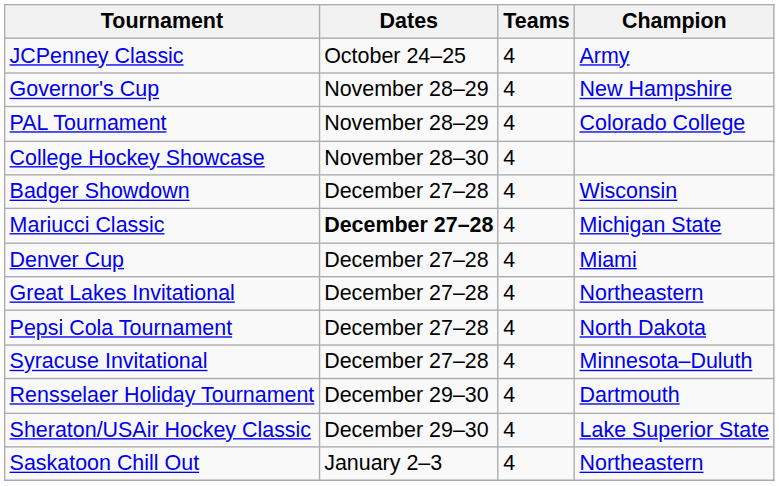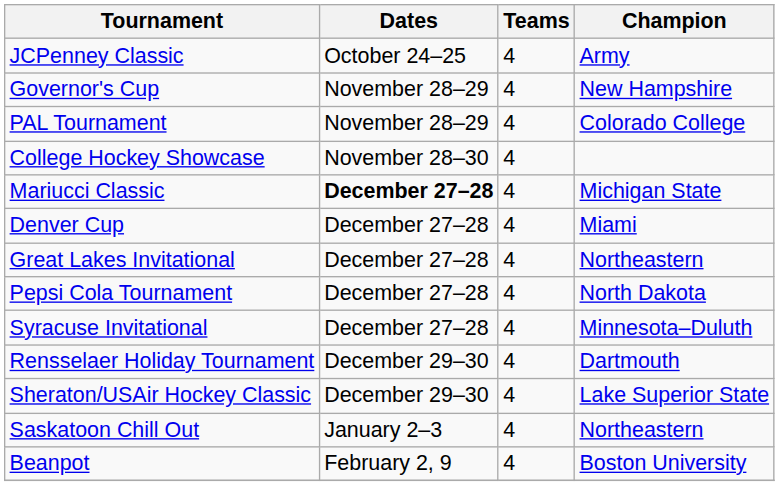- row: (100, 191)
+ row: (50, 463)
